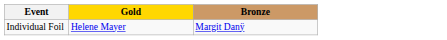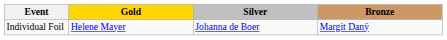+ column: (255, 12)
